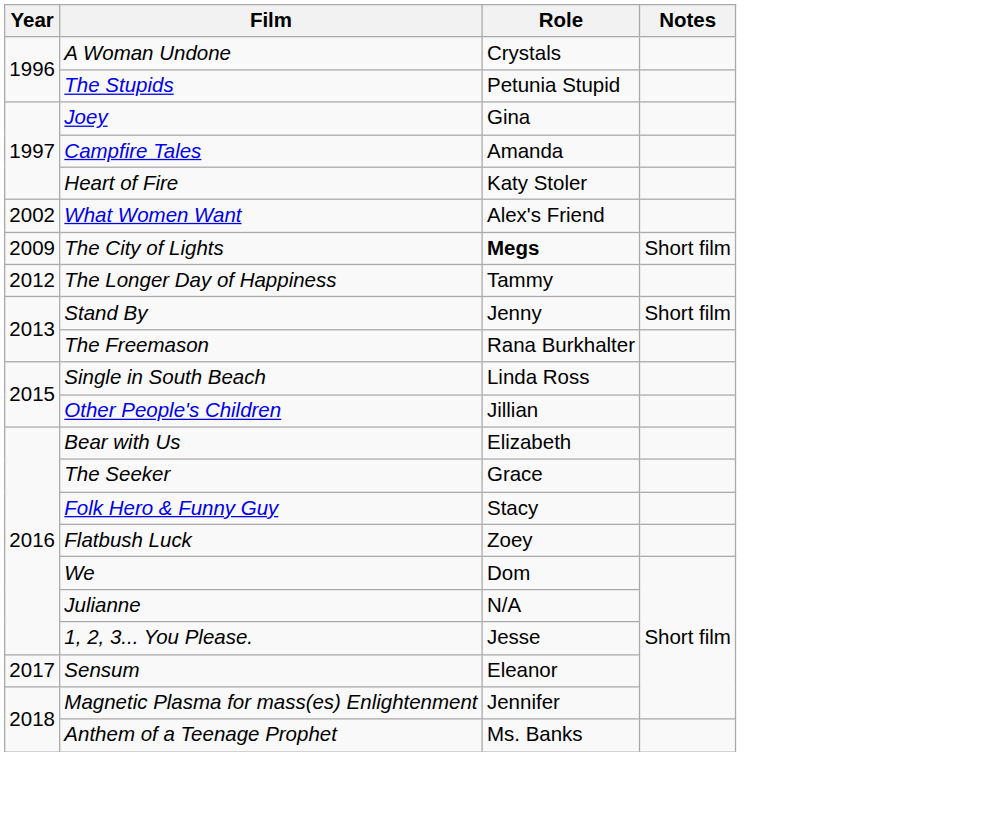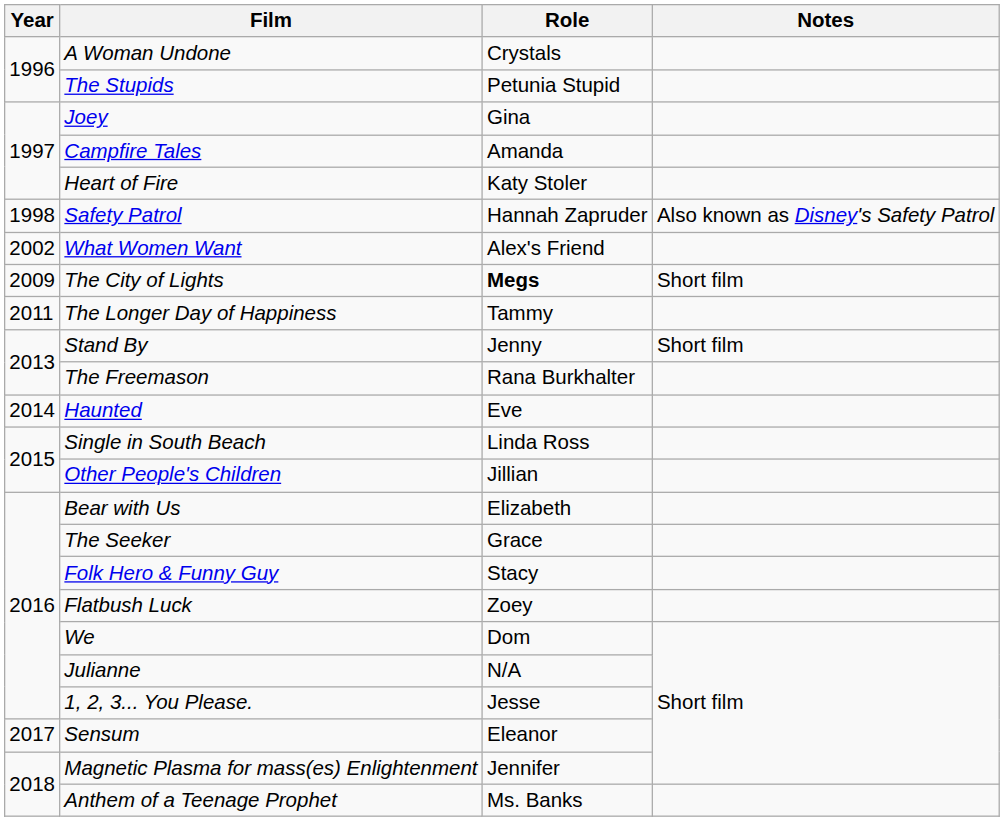+ row: (123, 215)
(32, 280) 2012 -> (31, 313) 2011
+ row: (103, 410)
